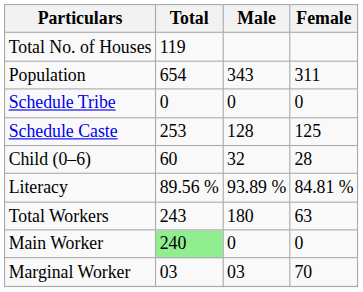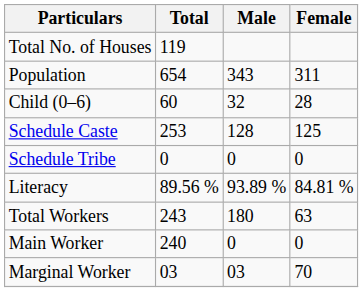rows swapped: (50, 159) <-> (62, 103)
(173, 243) lightgreen background -> (173, 243) no background
